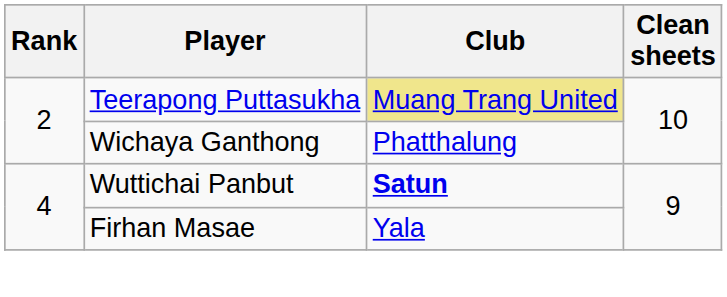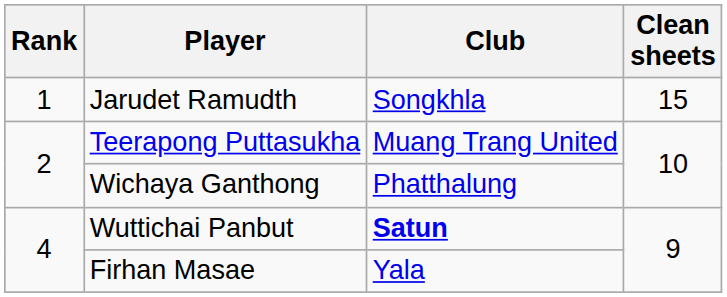+ row: (193, 99)
(495, 99) khaki background -> (495, 142) no background
